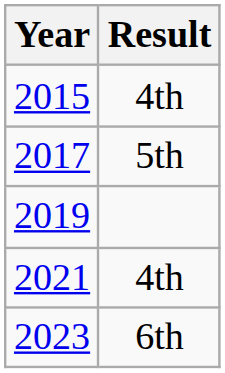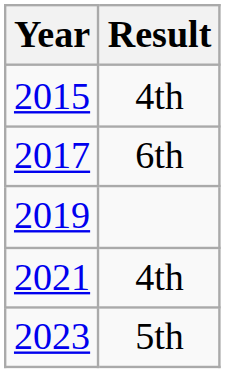(159, 155) 5th -> (159, 155) 6th
(159, 336) 6th -> (159, 336) 5th
